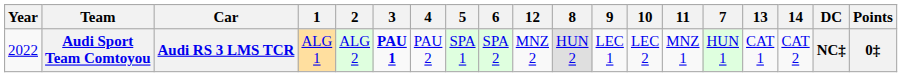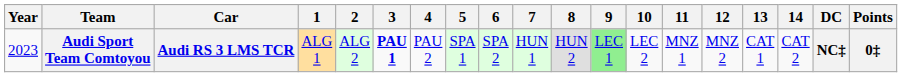columns swapped: (723, 16) <-> (532, 16)
(23, 49) 2022 -> (23, 49) 2023
(610, 49) no background -> (609, 49) lightgreen background
